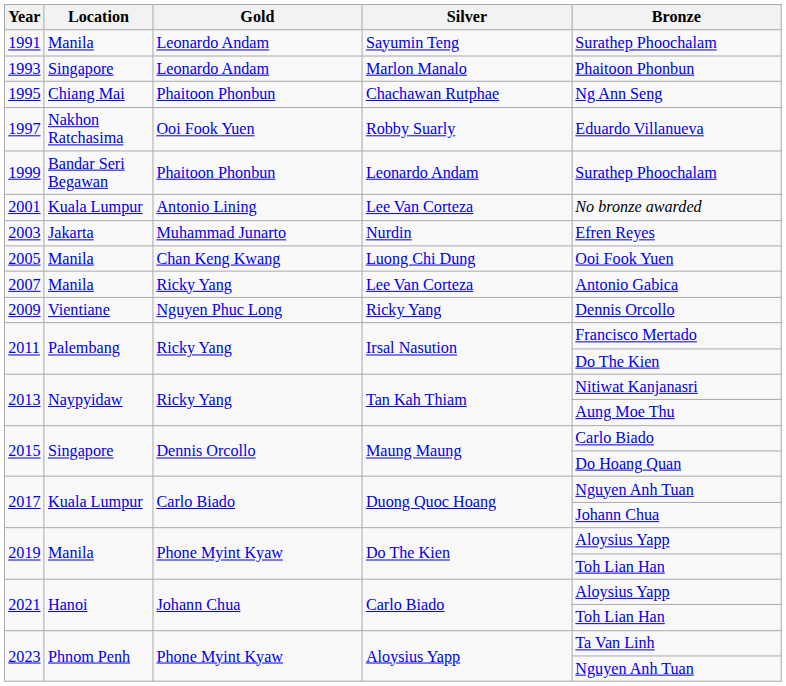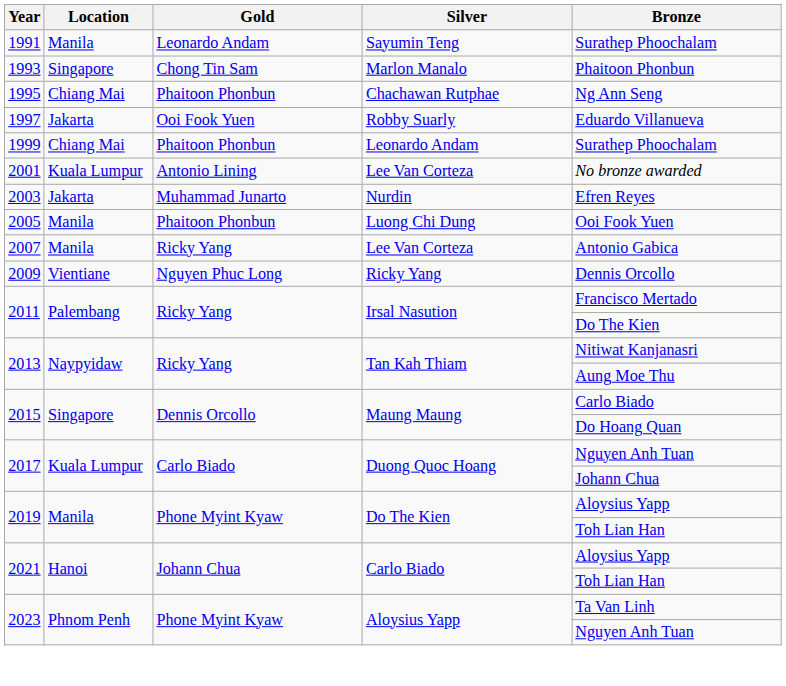(213, 68) Leonardo Andam -> (207, 68) Chong Tin Sam
(86, 128) Nakhon Ratchasima -> (71, 119) Jakarta
(86, 172) Bandar Seri Begawan -> (86, 145) Chiang Mai
(218, 258) Chan Keng Kwang -> (216, 222) Phaitoon Phonbun
